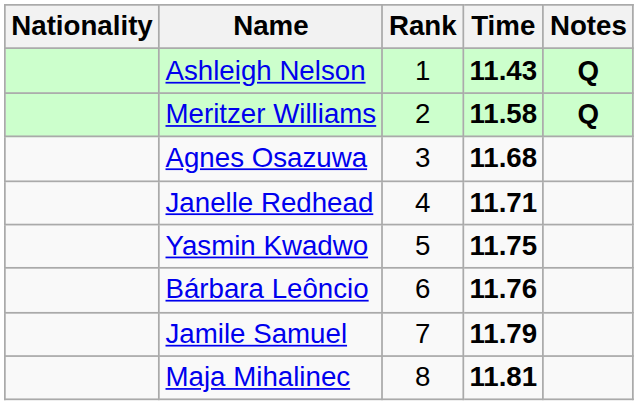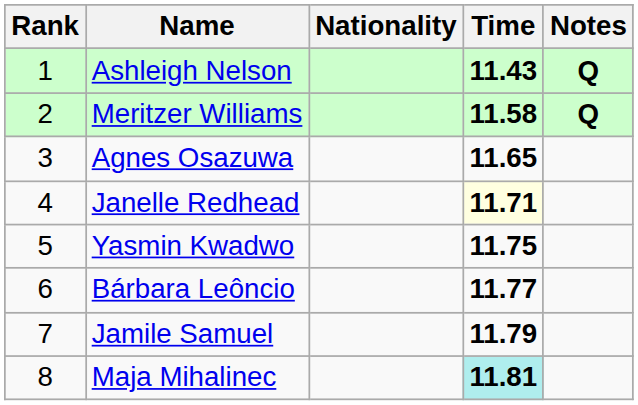columns swapped: (423, 26) <-> (82, 26)
(503, 158) 11.68 -> (503, 158) 11.65
(503, 202) no background -> (503, 202) lightyellow background
(503, 289) 11.76 -> (503, 289) 11.77
(503, 377) no background -> (503, 377) paleturquoise background
